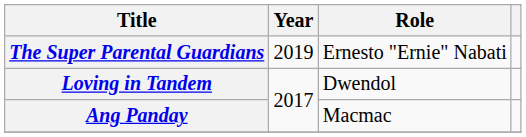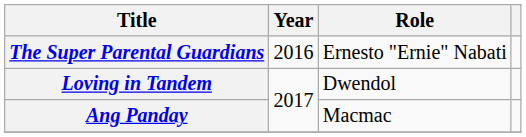(294, 52) 2019 -> (294, 52) 2016
